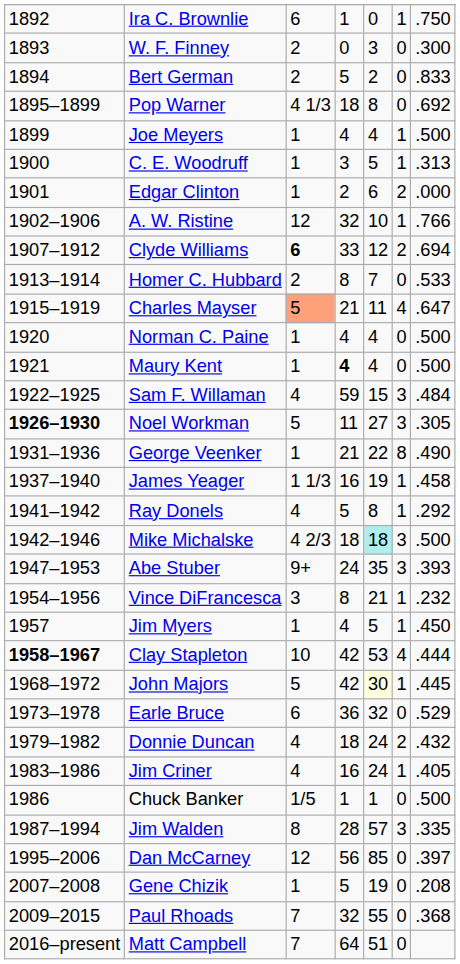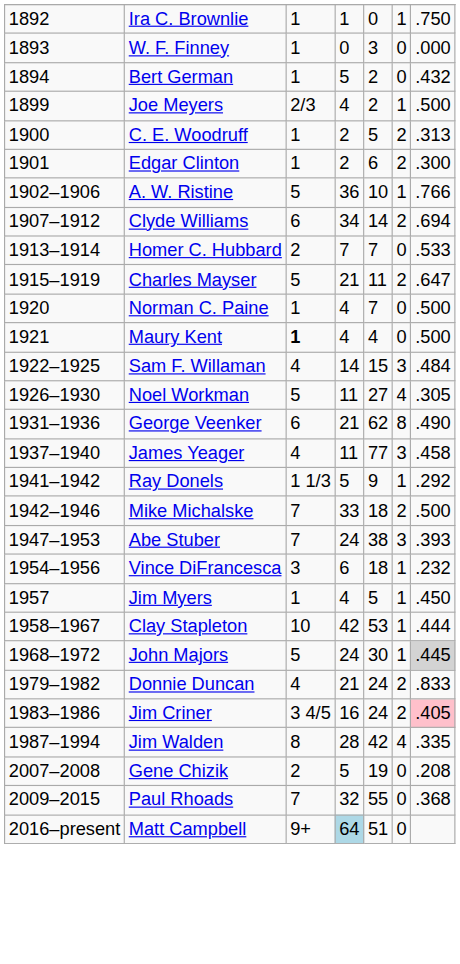(295, 18) 6 -> (295, 18) 1
(295, 47) 2 -> (295, 47) 1
(433, 47) .300 -> (433, 47) .000
(295, 76) 2 -> (295, 76) 1
(433, 76) .833 -> (433, 76) .432
- row: (177, 105)
(295, 134) 1 -> (303, 105) 2/3
(373, 134) 4 -> (373, 105) 2
(344, 163) 3 -> (344, 134) 2
(402, 163) 1 -> (402, 134) 2
(433, 192) .000 -> (433, 163) .300
(300, 221) 12 -> (295, 192) 5
(349, 221) 32 -> (349, 192) 36
(295, 250) bold -> (295, 221) normal
(349, 250) 33 -> (349, 221) 34
(378, 250) 12 -> (378, 221) 14
(344, 279) 8 -> (344, 250) 7
(295, 308) lightsalmon background -> (295, 279) no background
(402, 308) 4 -> (402, 279) 2
(373, 337) 4 -> (373, 308) 7
(295, 366) normal -> (295, 337) bold
(344, 366) bold -> (344, 337) normal
(349, 395) 59 -> (349, 366) 14
(54, 423) bold -> (54, 395) normal
(402, 423) 3 -> (402, 395) 4
(295, 452) 1 -> (295, 423) 6
(378, 452) 22 -> (378, 423) 62
(311, 481) 1 1/3 -> (295, 452) 4
(349, 481) 16 -> (349, 452) 11
(378, 481) 19 -> (378, 452) 77
(402, 481) 1 -> (402, 452) 3
(295, 510) 4 -> (311, 481) 1 1/3
(373, 510) 8 -> (373, 481) 9
(311, 539) 4 2/3 -> (295, 510) 7
(349, 539) 18 -> (349, 510) 33
(378, 539) paleturquoise background -> (378, 510) no background
(402, 539) 3 -> (402, 510) 2
(301, 568) 9+ -> (295, 539) 7
(378, 568) 35 -> (378, 539) 38
(344, 597) 8 -> (344, 568) 6
(378, 597) 21 -> (378, 568) 18
(54, 655) bold -> (54, 626) normal
(402, 655) 4 -> (402, 626) 1
(349, 684) 42 -> (349, 655) 24
(378, 684) lightyellow background -> (378, 655) no background
(433, 684) no background -> (433, 655) lightgrey background
- row: (176, 713)
(349, 742) 18 -> (349, 684) 21
(433, 742) .432 -> (433, 684) .833
(295, 771) 4 -> (311, 713) 3 4/5
(402, 771) 1 -> (402, 713) 2
(433, 771) no background -> (433, 713) pink background
- row: (186, 800)
(378, 828) 57 -> (378, 742) 42
(402, 828) 3 -> (402, 742) 4
- row: (190, 857)
(295, 886) 1 -> (295, 771) 2
(295, 944) 7 -> (301, 828) 9+
(349, 944) no background -> (349, 828) lightblue background
